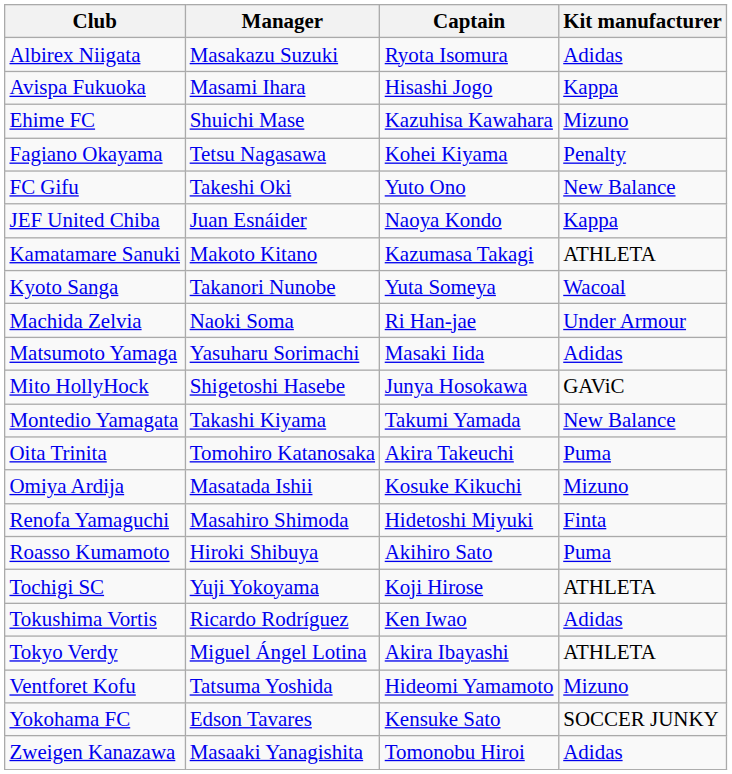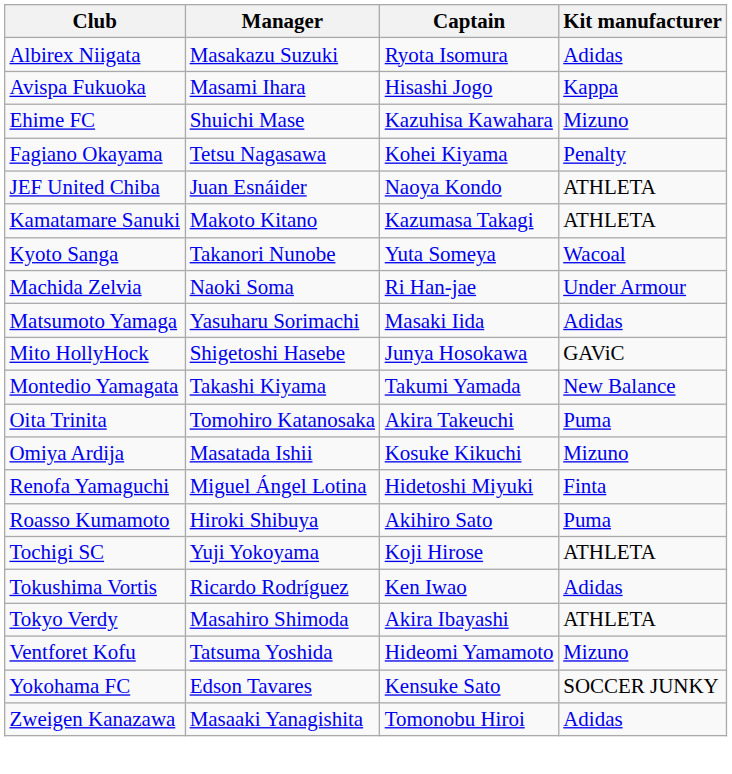- row: (44, 187)
(591, 220) Kappa -> (610, 187) ATHLETA
(269, 519) Masahiro Shimoda -> (278, 486) Miguel Ángel Lotina
(278, 652) Miguel Ángel Lotina -> (269, 619) Masahiro Shimoda
